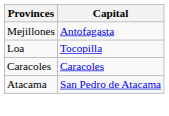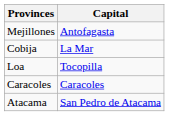+ row: (22, 48)
